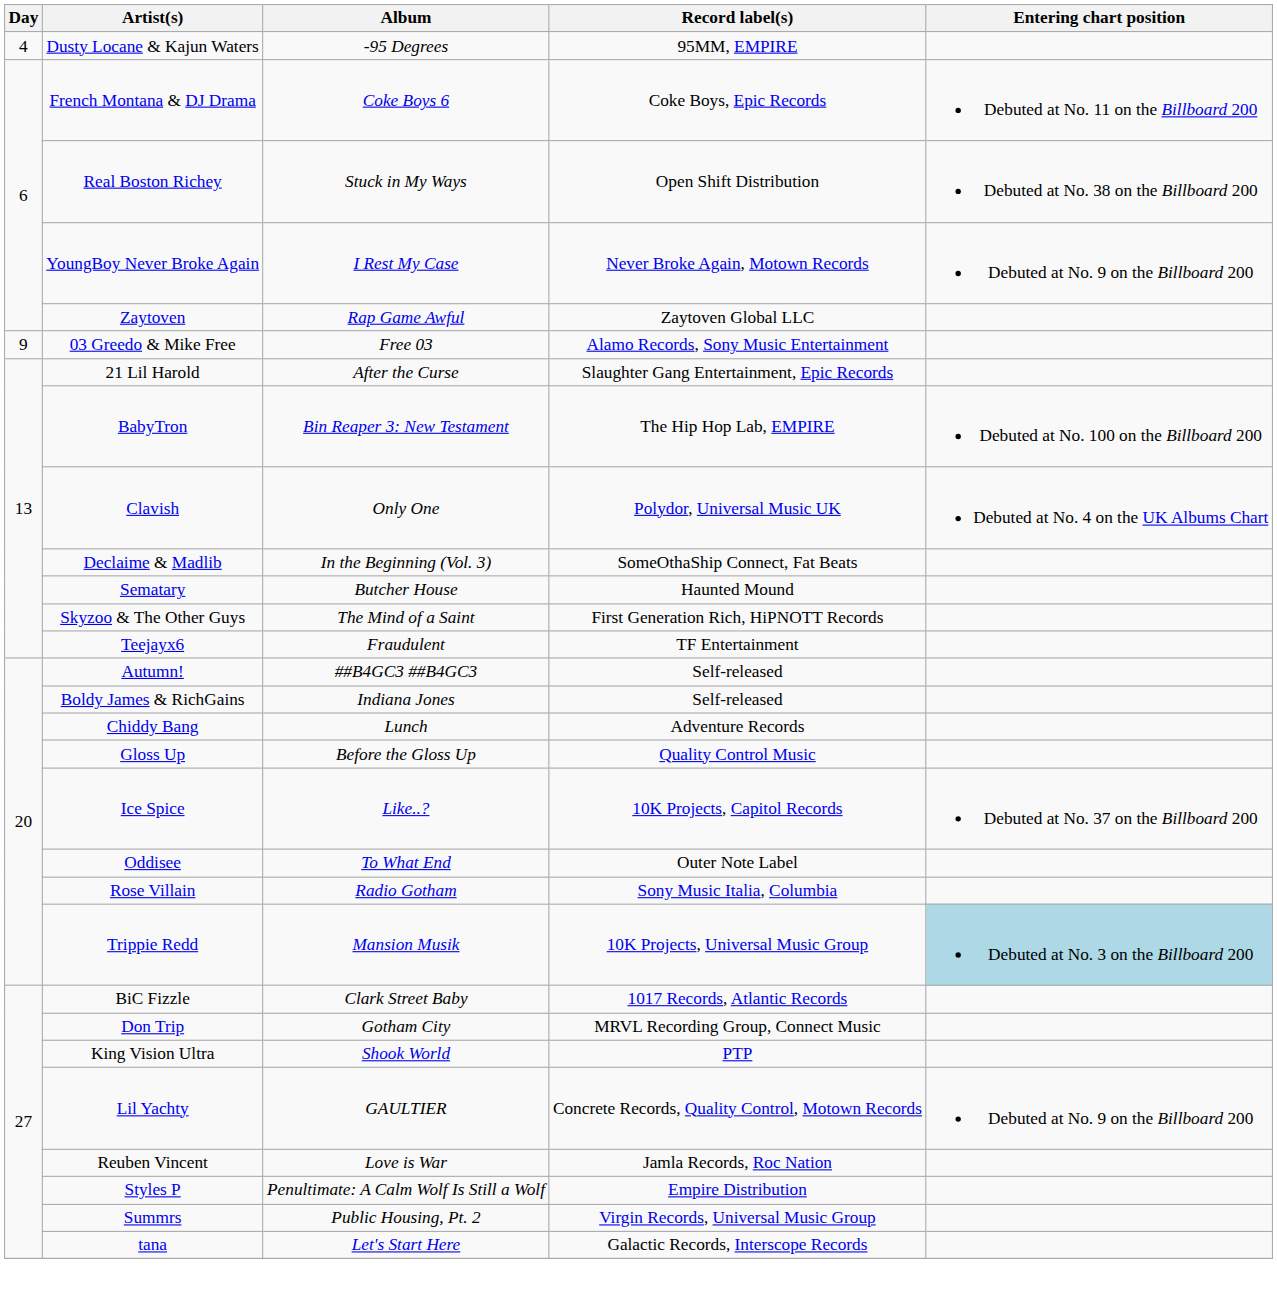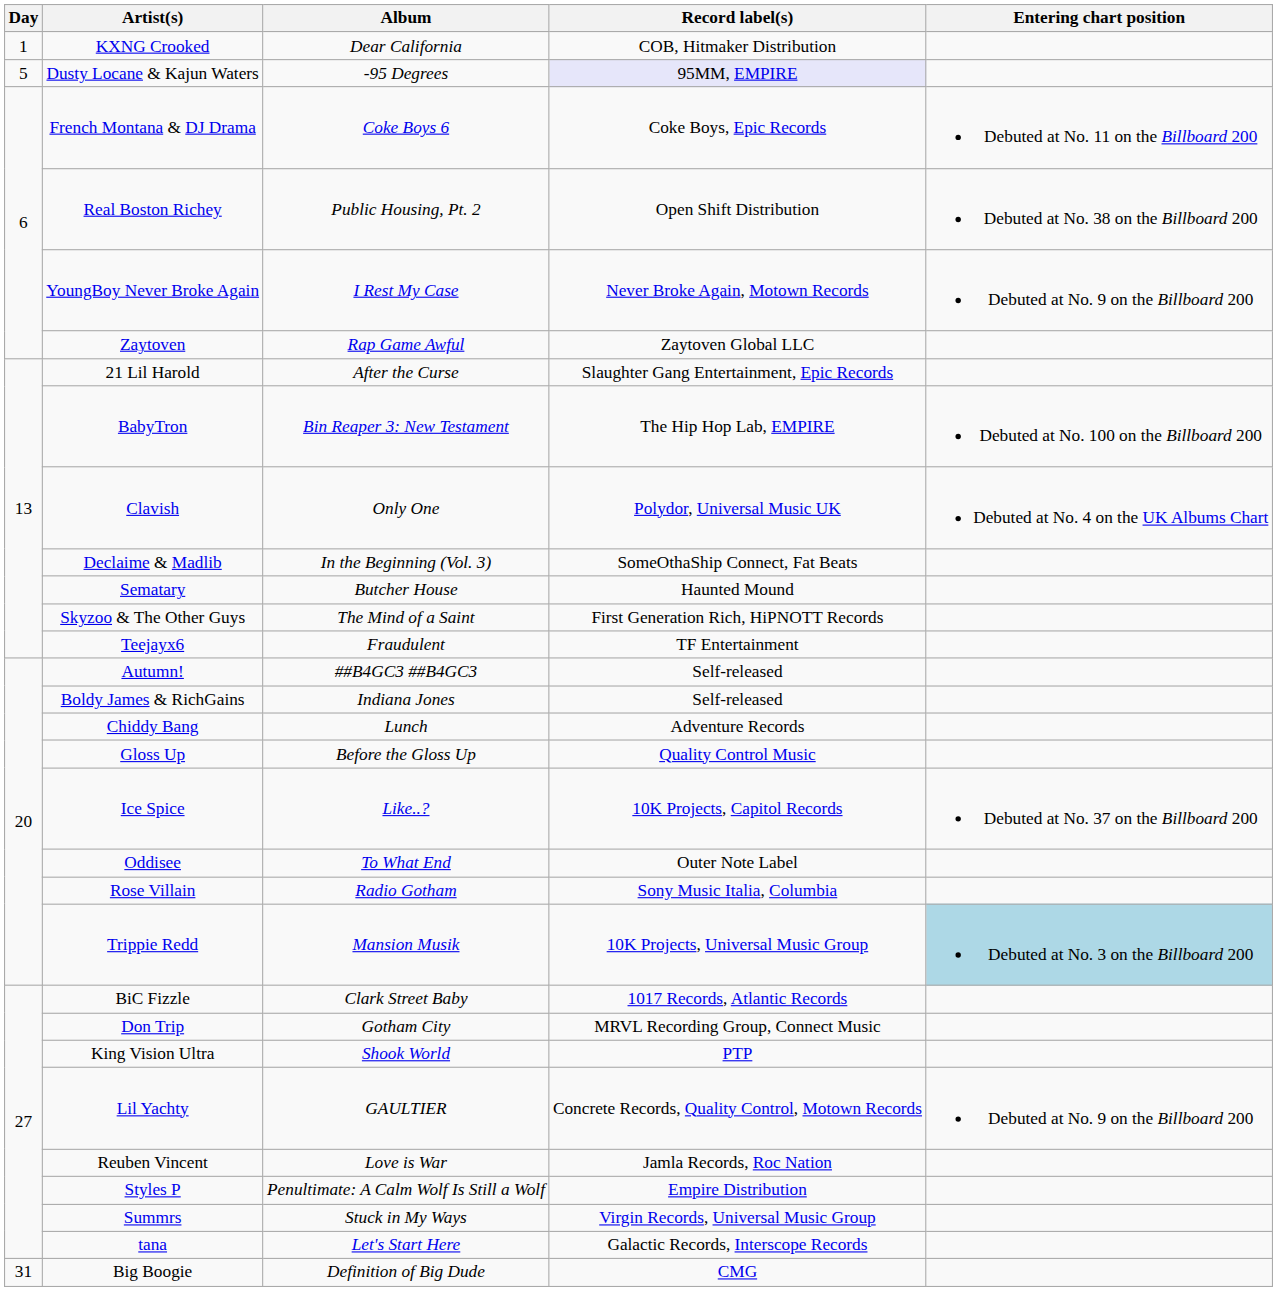+ row: (153, 45)
(23, 45) 4 -> (23, 73) 5
(737, 45) no background -> (737, 73) lavender background
(406, 181) Stuck in My Ways -> (406, 208) Public Housing, Pt. 2
- row: (153, 344)
(406, 1217) Public Housing, Pt. 2 -> (406, 1217) Stuck in My Ways
+ row: (153, 1272)
